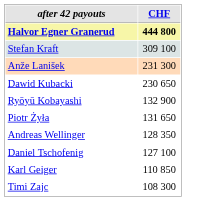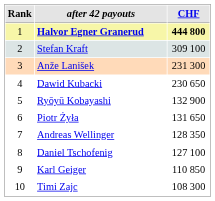+ column: (20, 13)
